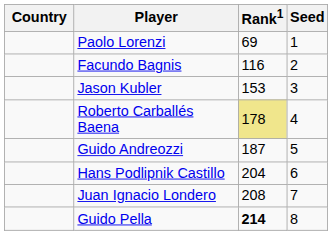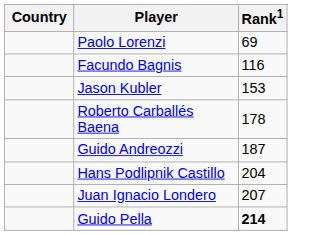- column: (307, 17)
(254, 119) khaki background -> (254, 119) no background
(254, 195) 208 -> (254, 195) 207
